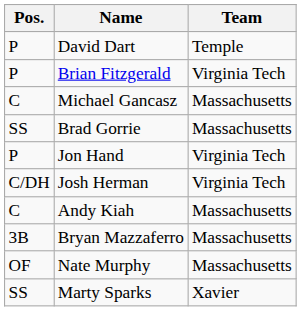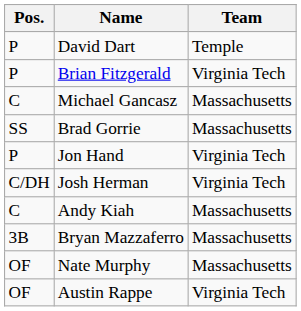+ row: (105, 292)
- row: (105, 292)
